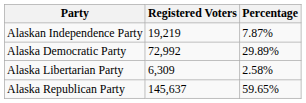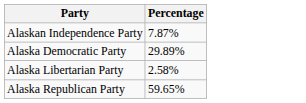- column: (192, 13)
